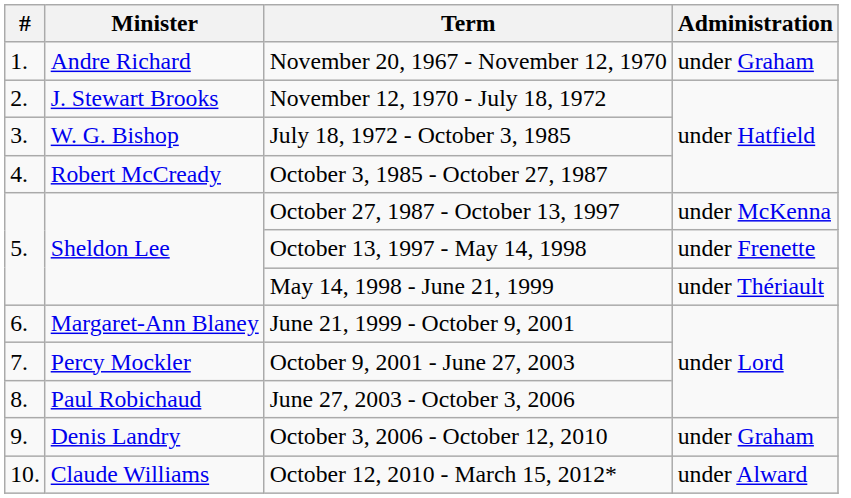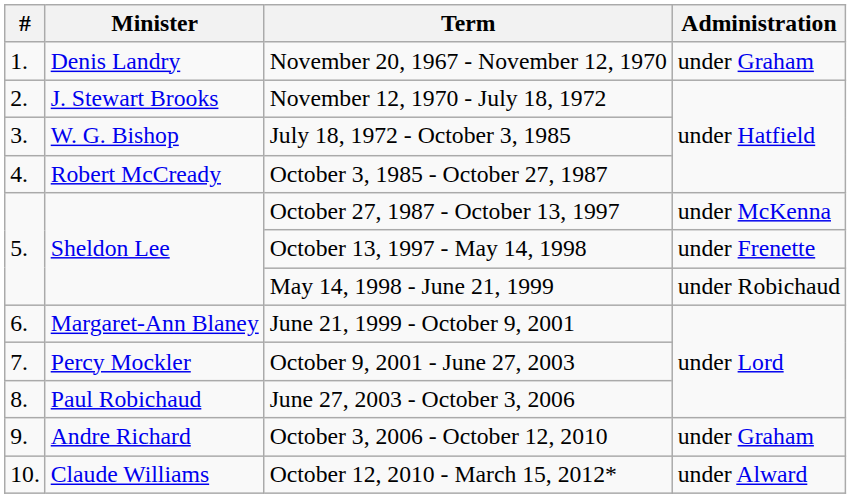(121, 60) Andre Richard -> (115, 60) Denis Landry
(751, 286) under Thériault -> (759, 286) under Robichaud
(115, 436) Denis Landry -> (121, 436) Andre Richard
